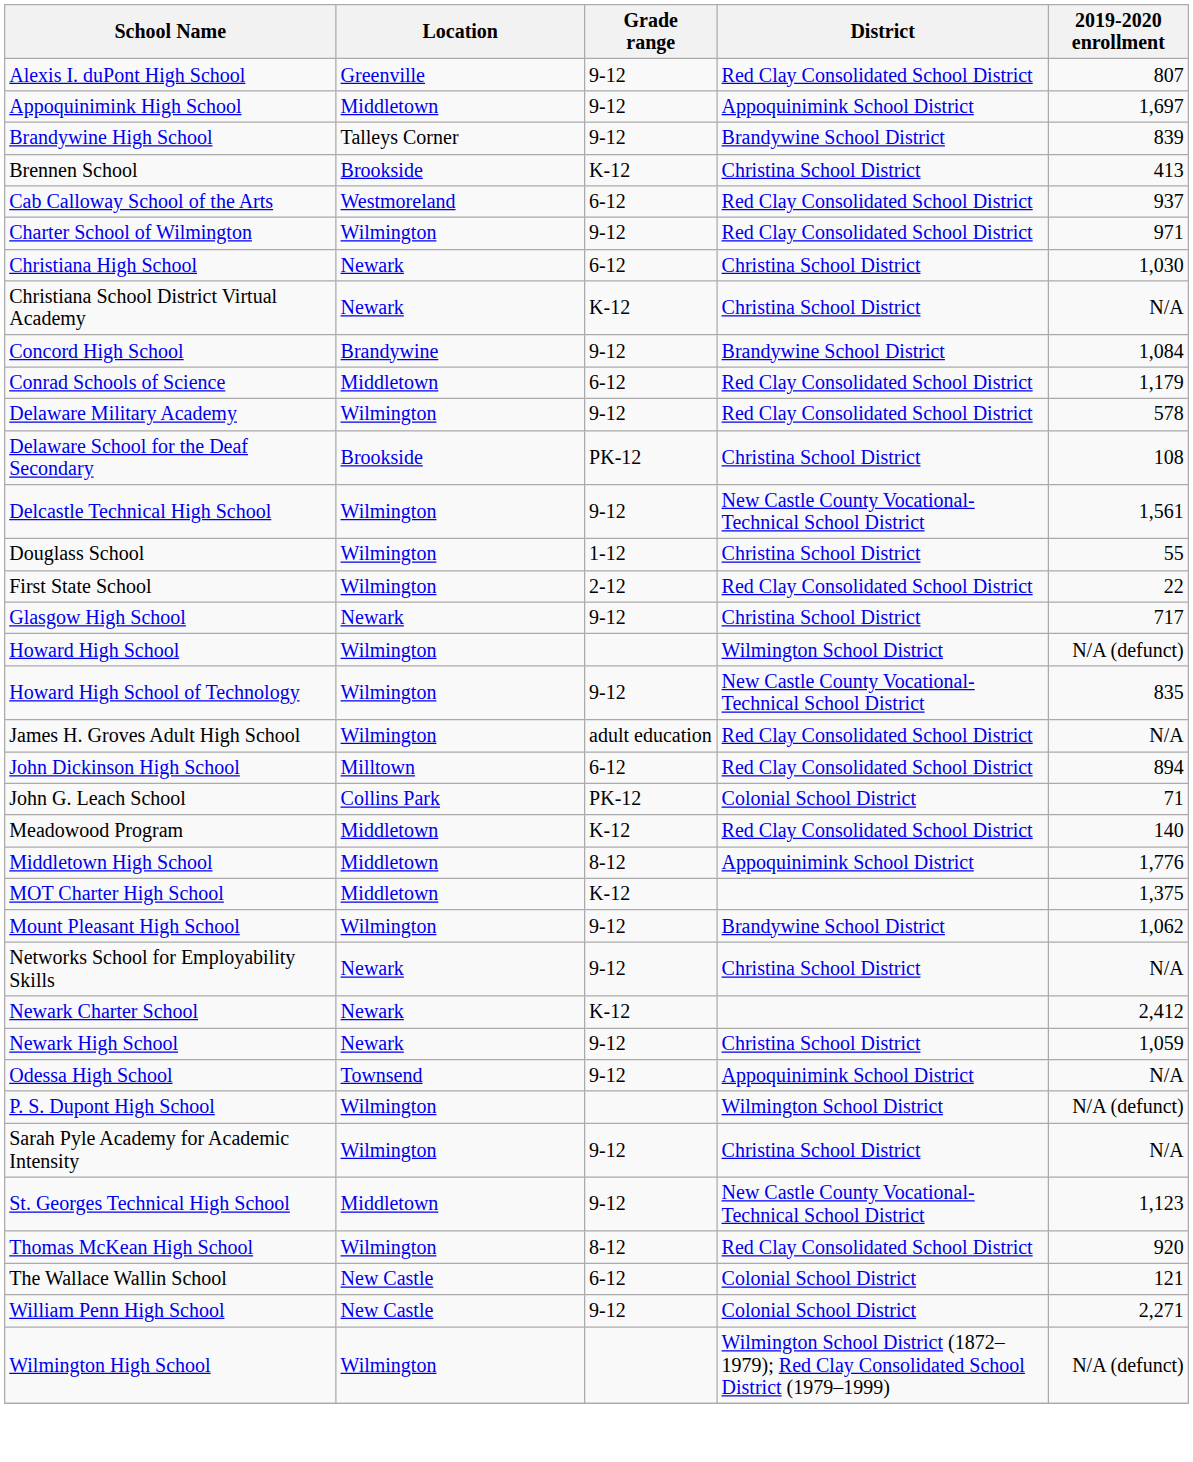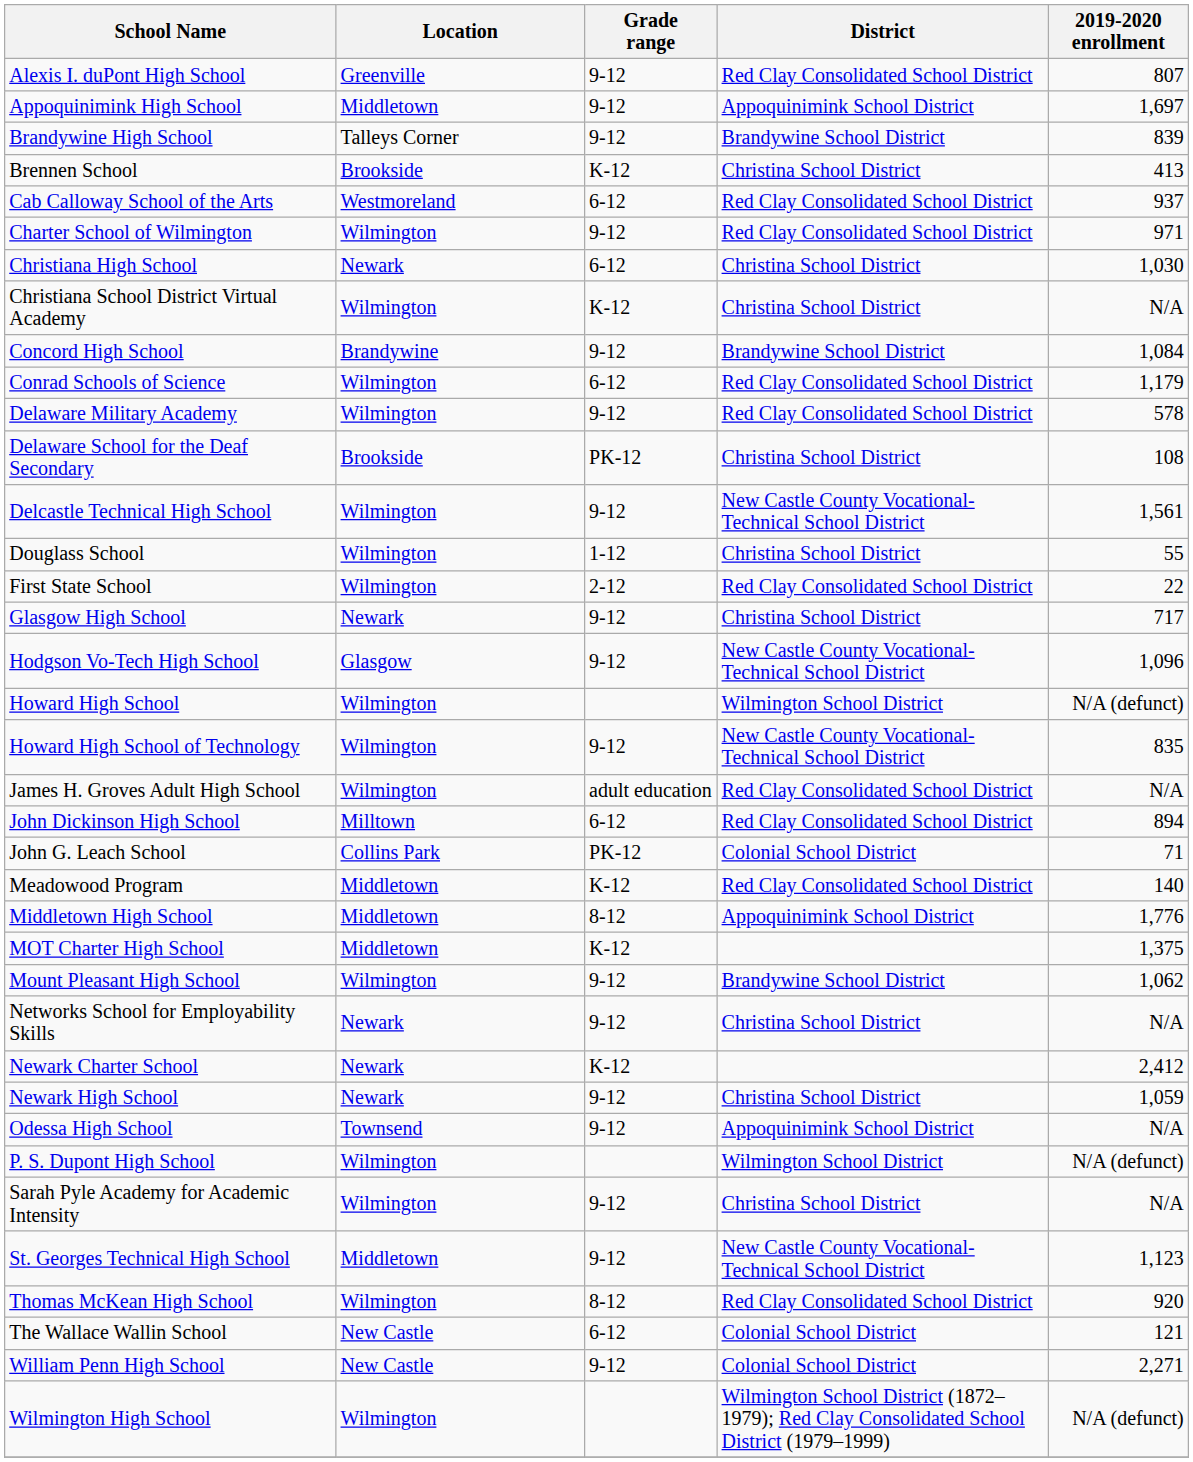(372, 307) Newark -> (388, 307) Wilmington
(389, 382) Middletown -> (388, 382) Wilmington
+ row: (134, 660)
